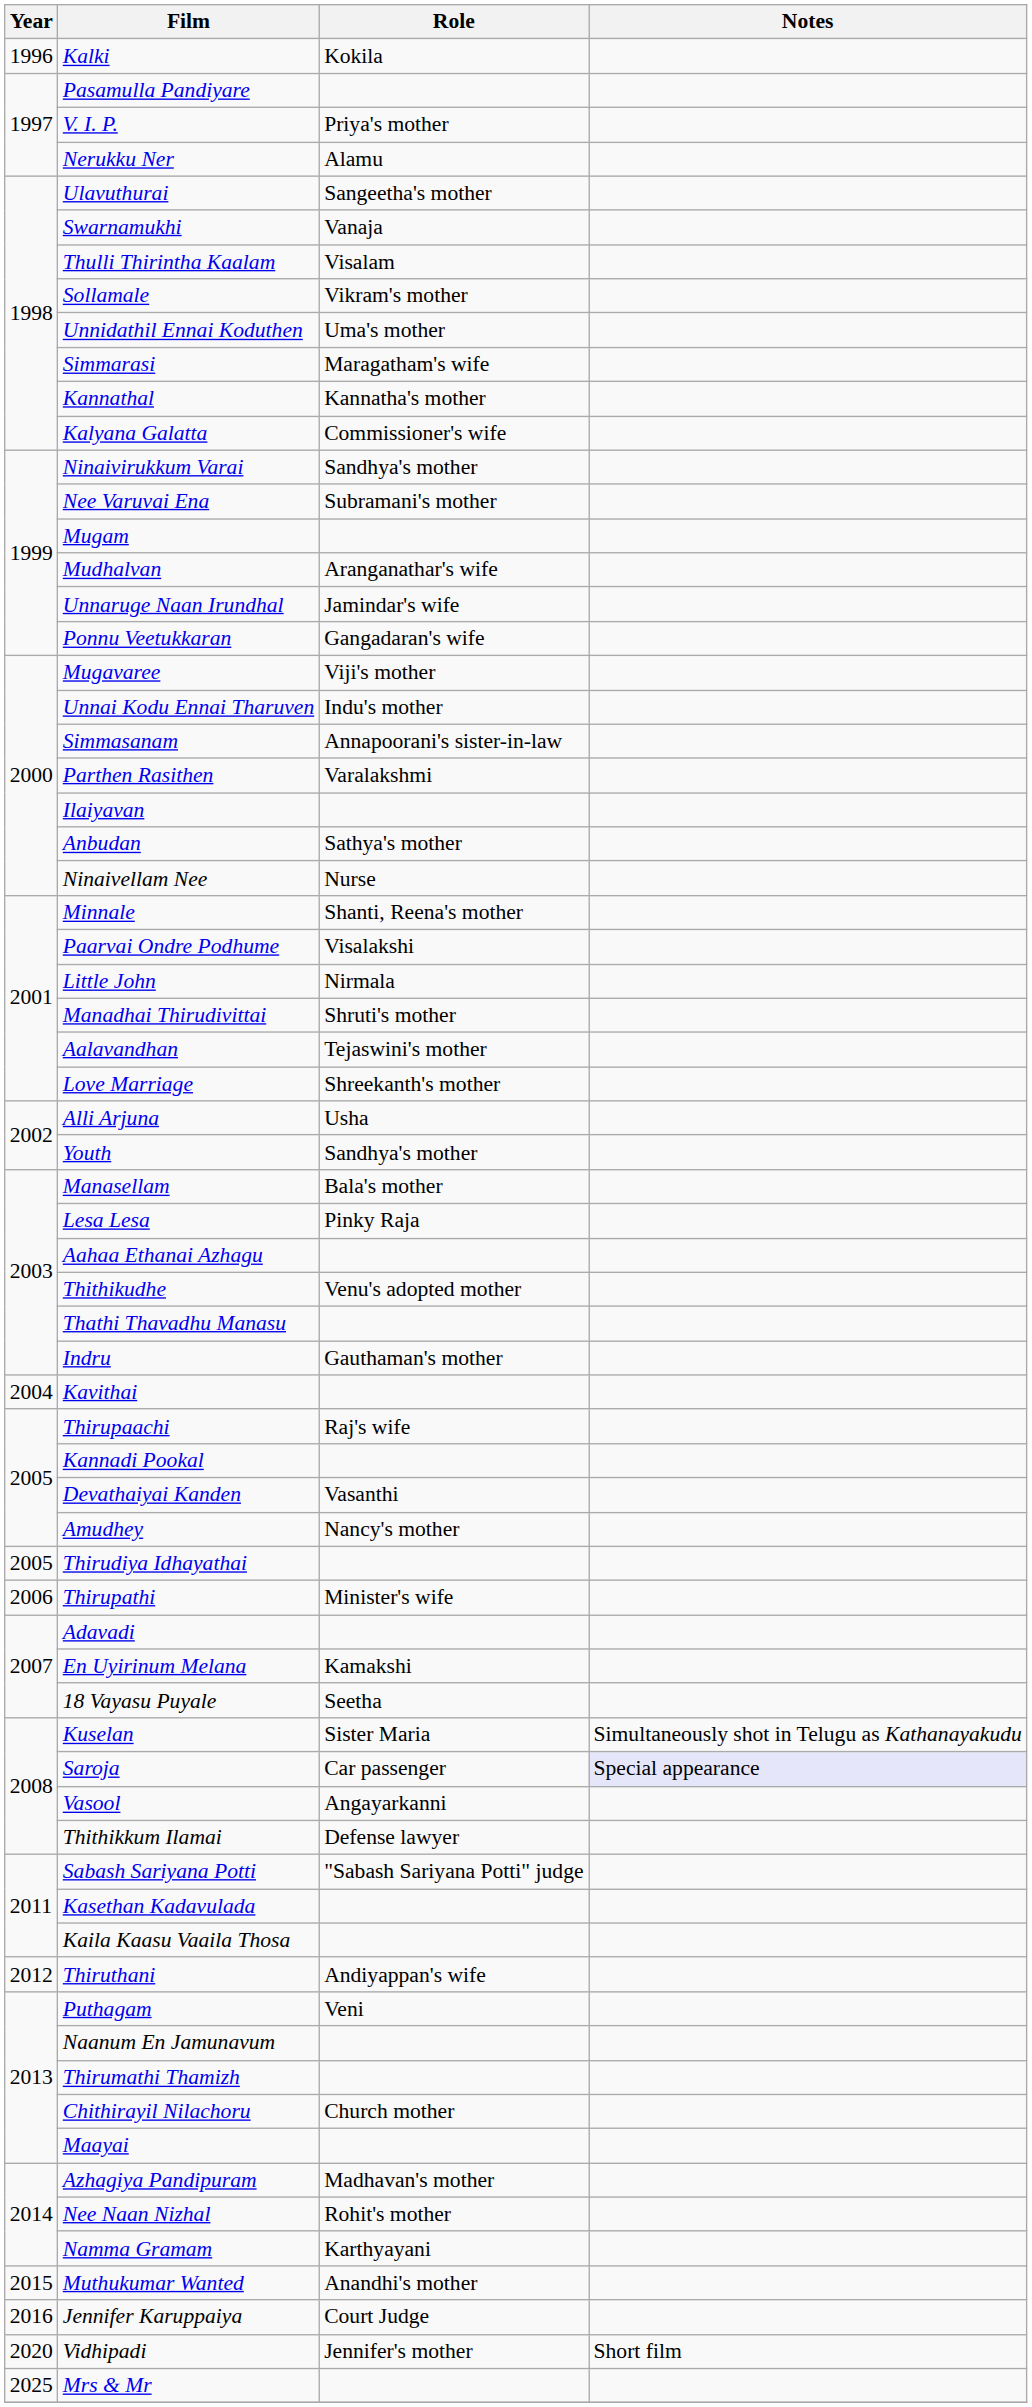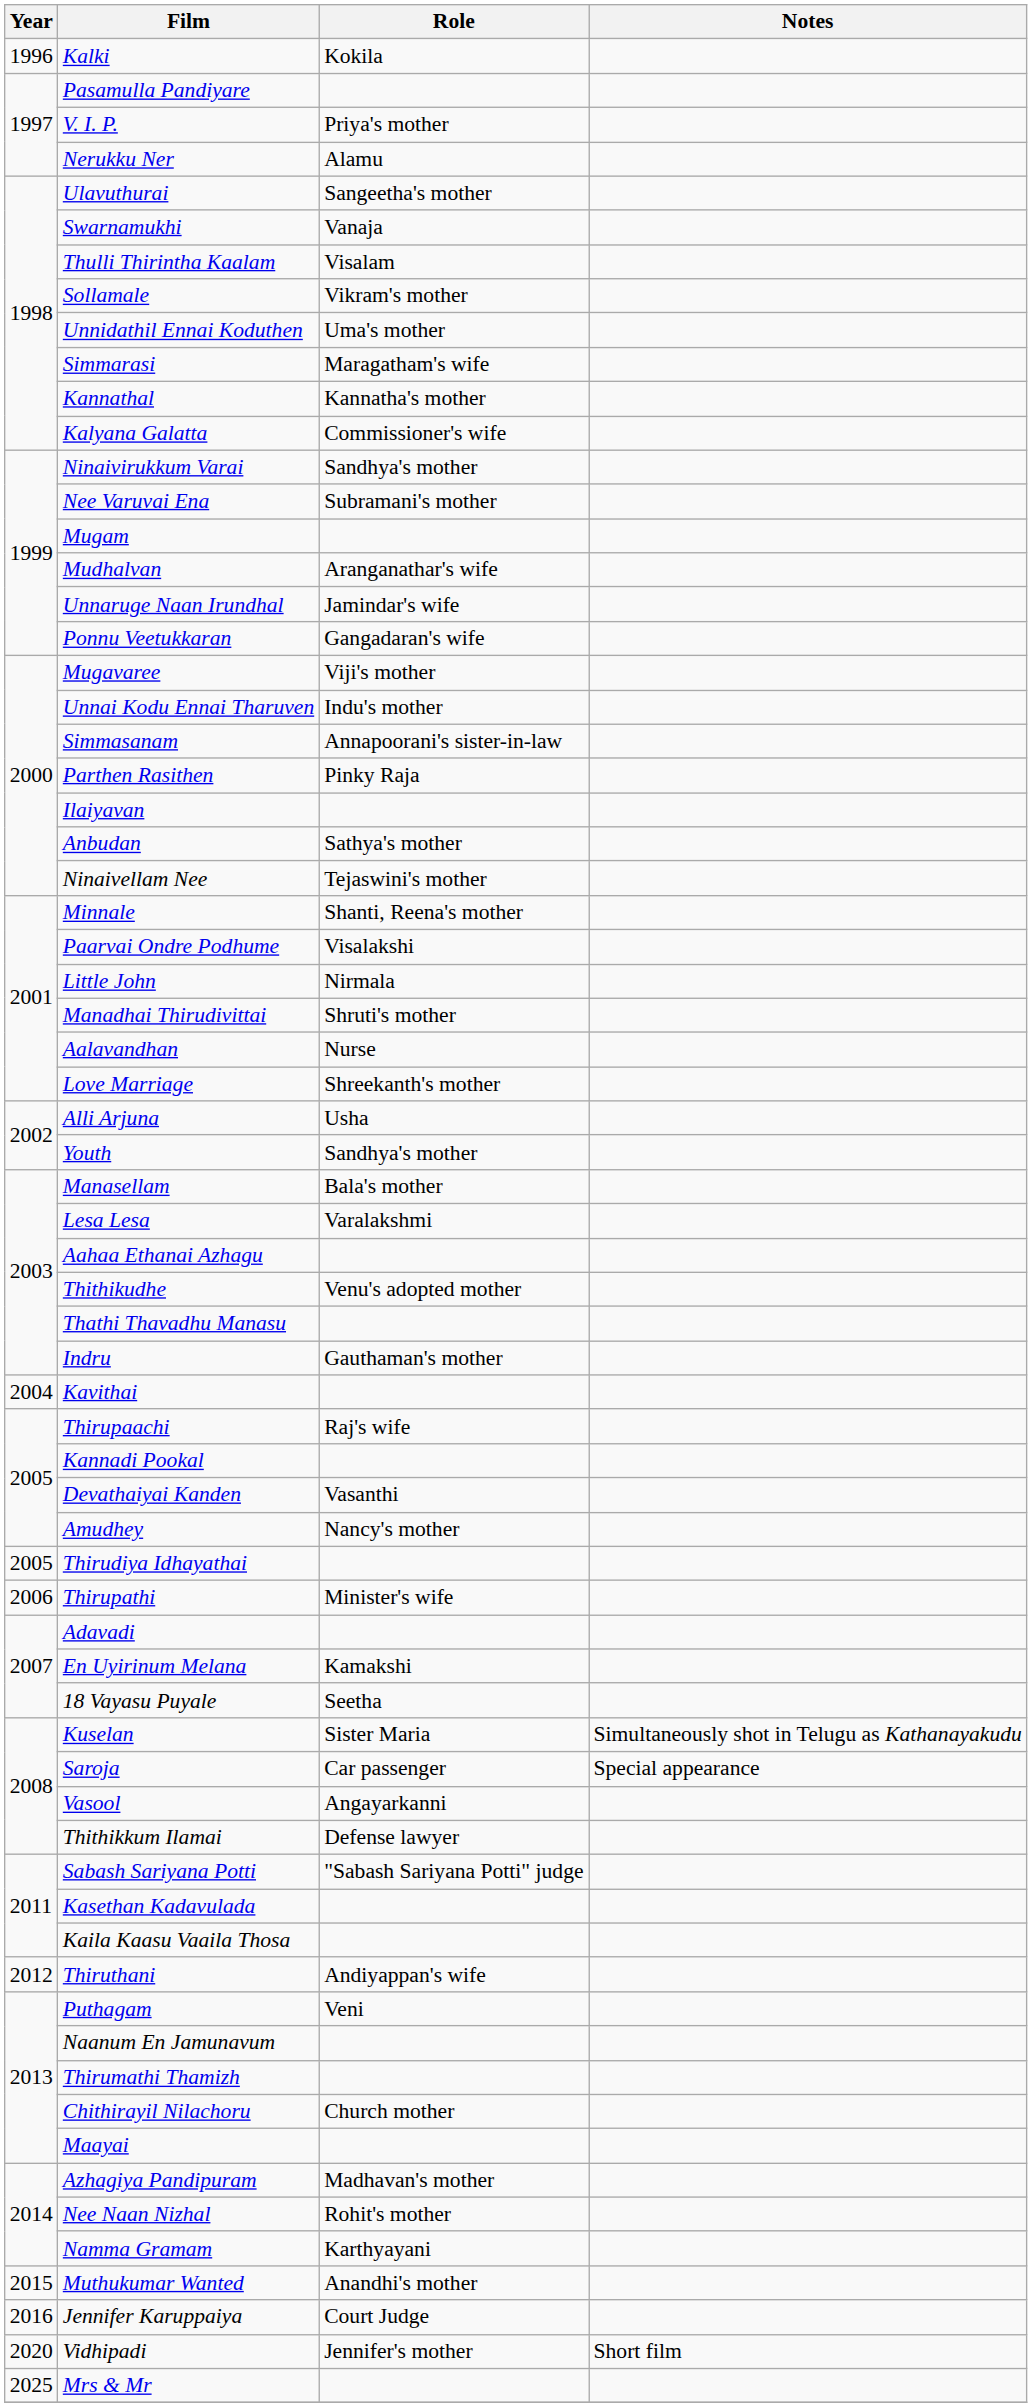(378, 775) Varalakshmi -> (372, 775) Pinky Raja
(350, 878) Nurse -> (405, 878) Tejaswini's mother
(405, 1049) Tejaswini's mother -> (350, 1049) Nurse
(372, 1220) Pinky Raja -> (378, 1220) Varalakshmi
(677, 1768) lavender background -> (677, 1768) no background
